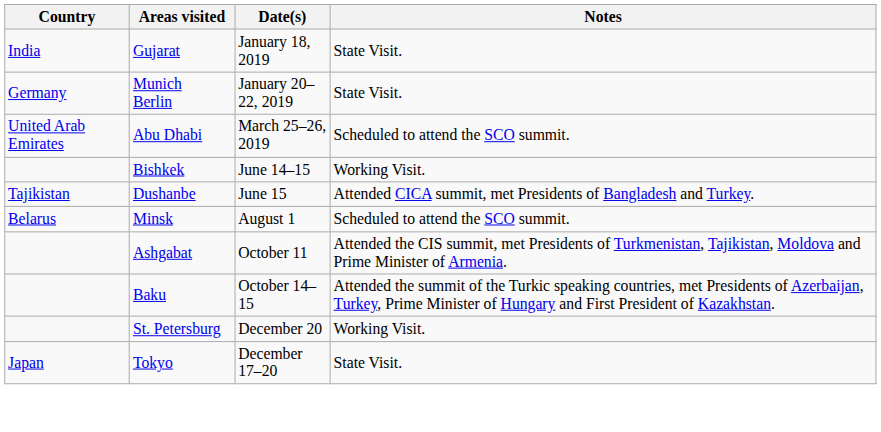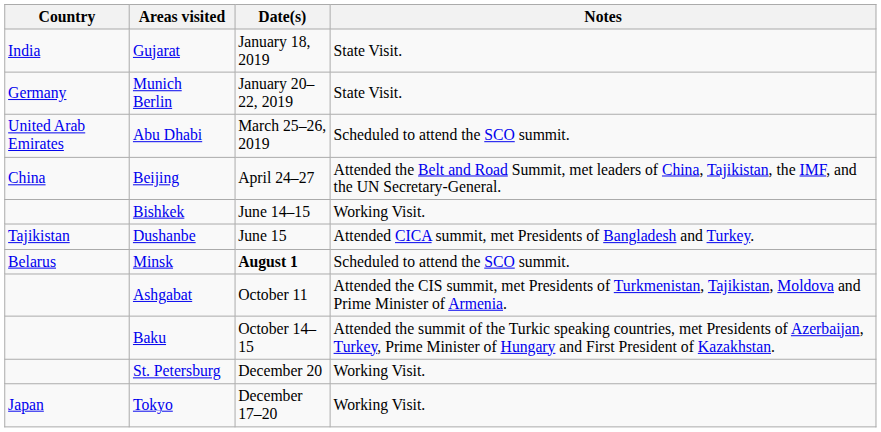+ row: (156, 178)
(267, 219) normal -> (268, 261) bold
(368, 362) State Visit. -> (379, 405) Working Visit.
